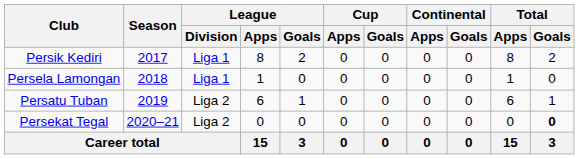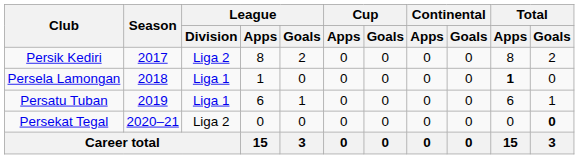(211, 57) Liga 1 -> (211, 57) Liga 2
(510, 79) normal -> (510, 79) bold
(211, 100) Liga 2 -> (211, 100) Liga 1
